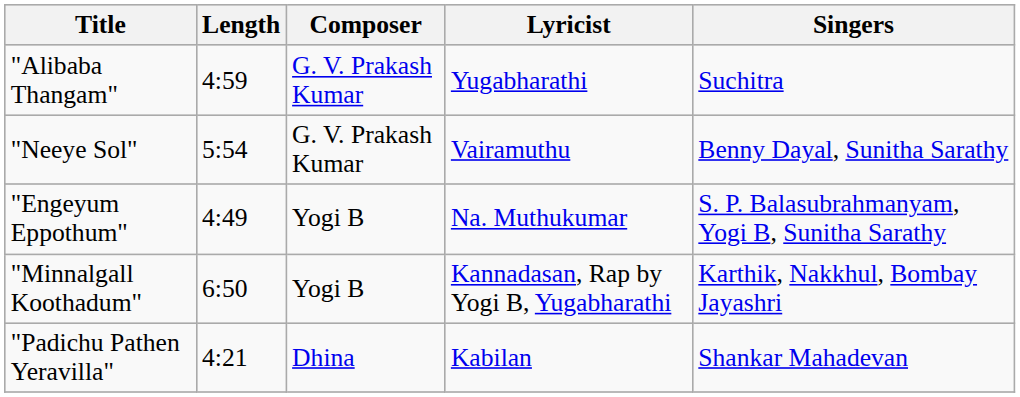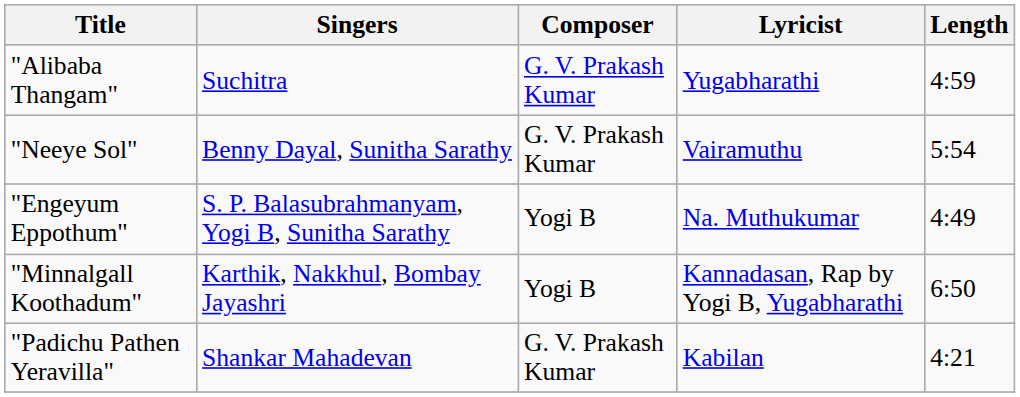columns swapped: (853, 24) <-> (241, 24)
(323, 357) Dhina -> (594, 357) G. V. Prakash Kumar
